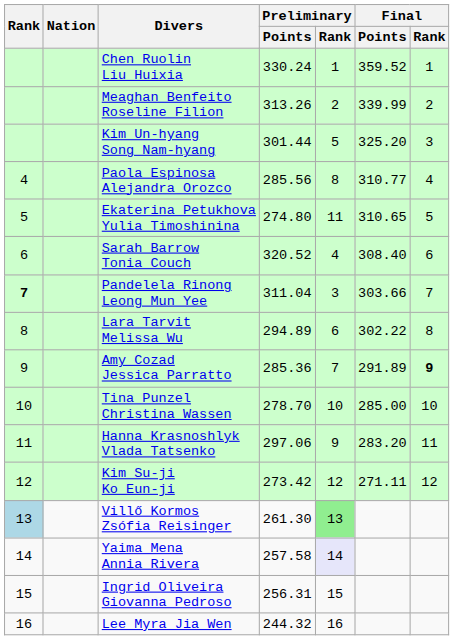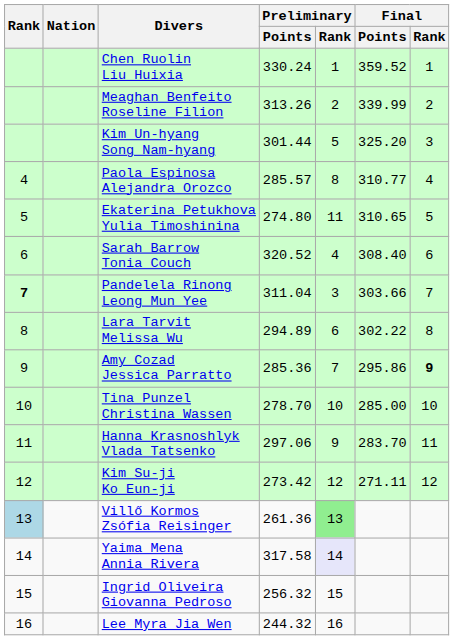(287, 180) 285.56 -> (287, 180) 285.57
(382, 368) 291.89 -> (382, 368) 295.86
(382, 444) 283.20 -> (382, 444) 283.70
(287, 519) 261.30 -> (287, 519) 261.36
(287, 557) 257.58 -> (287, 557) 317.58
(287, 594) 256.31 -> (287, 594) 256.32
